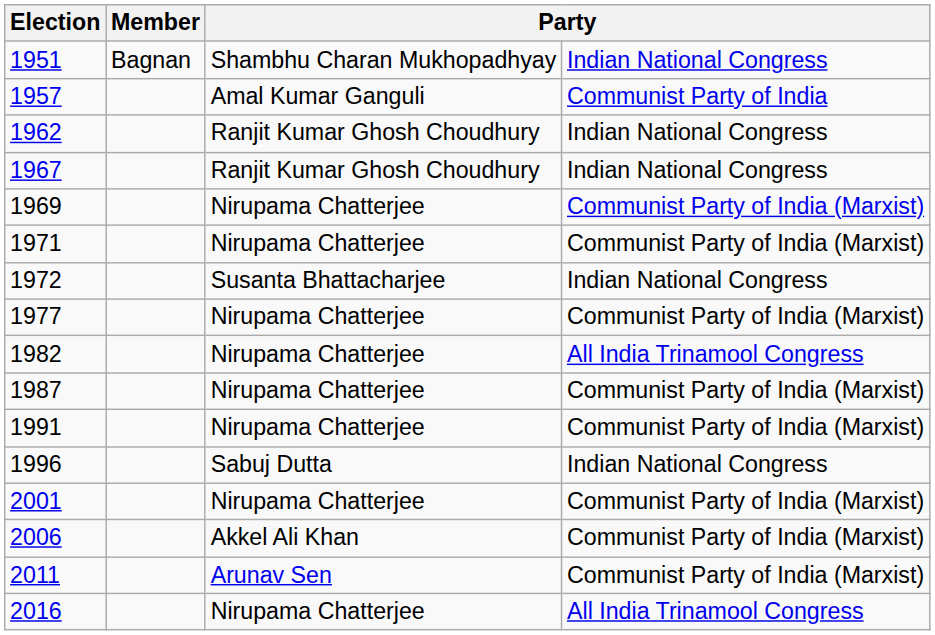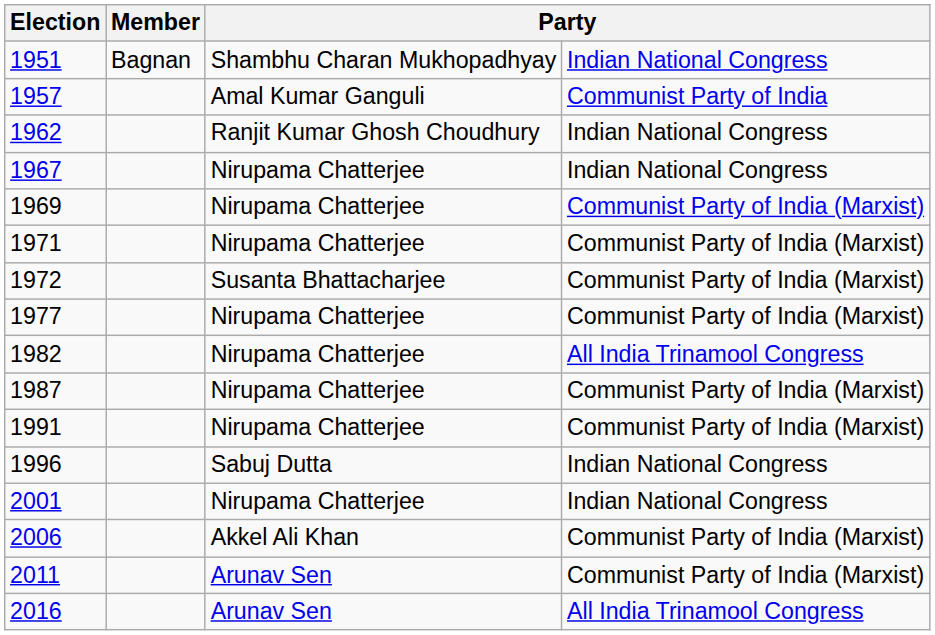(375, 170) Ranjit Kumar Ghosh Choudhury -> (318, 170) Nirupama Chatterjee
(697, 280) Indian National Congress -> (746, 280) Communist Party of India (Marxist)
(746, 501) Communist Party of India (Marxist) -> (697, 501) Indian National Congress
(318, 611) Nirupama Chatterjee -> (271, 611) Arunav Sen
